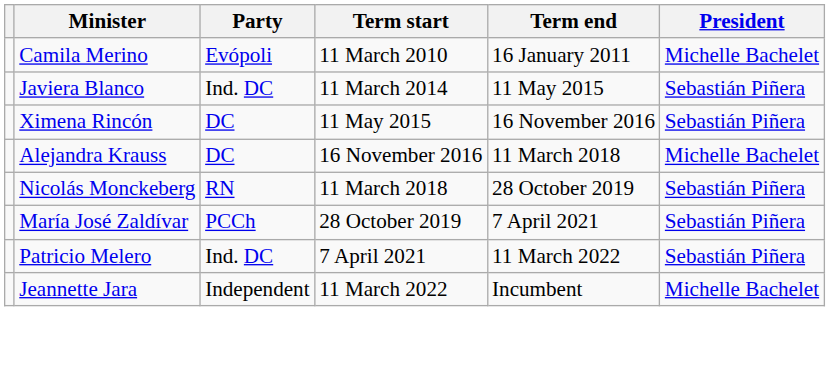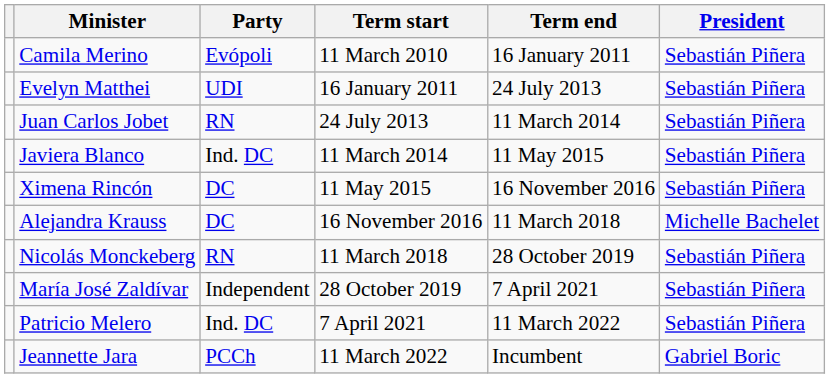(742, 54) Michelle Bachelet -> (735, 54) Sebastián Piñera
+ row: (85, 88)
+ row: (94, 121)
(230, 222) PCCh -> (257, 289) Independent
(257, 289) Independent -> (230, 356) PCCh
(742, 289) Michelle Bachelet -> (723, 356) Gabriel Boric
